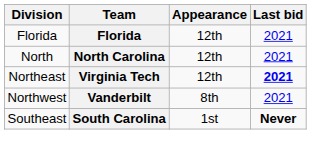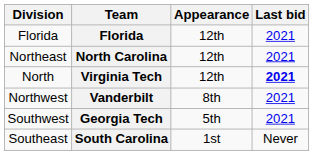(37, 56) North -> (38, 56) Northeast
(37, 77) Northeast -> (38, 77) North
+ row: (121, 118)
(278, 118) bold -> (280, 139) normal
